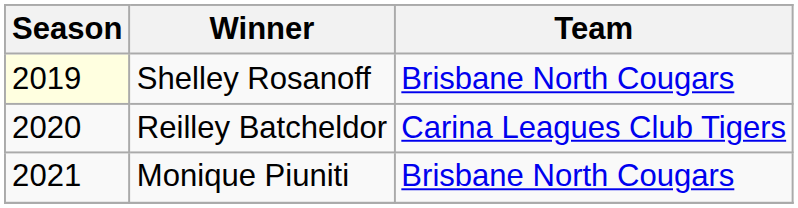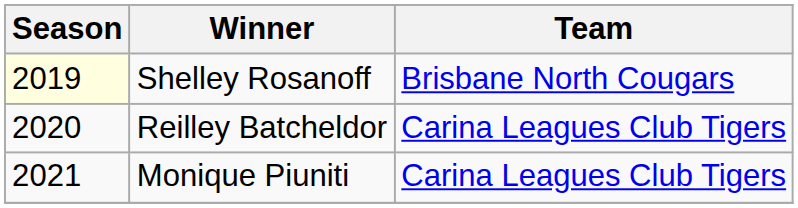(568, 176) Brisbane North Cougars -> (594, 176) Carina Leagues Club Tigers
